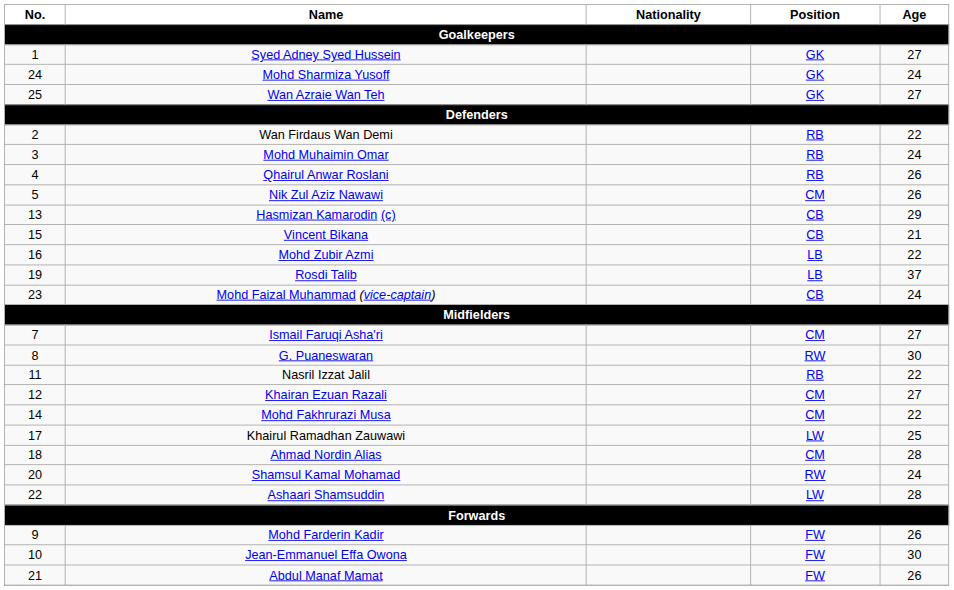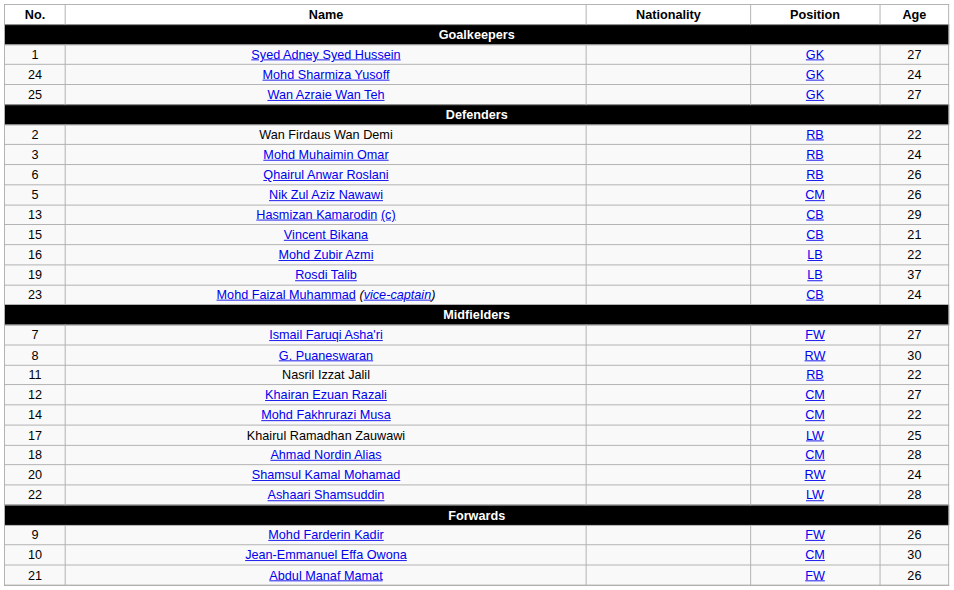(35, 175) 4 -> (35, 175) 6
(815, 335) CM -> (815, 335) FW
(815, 555) FW -> (815, 555) CM
